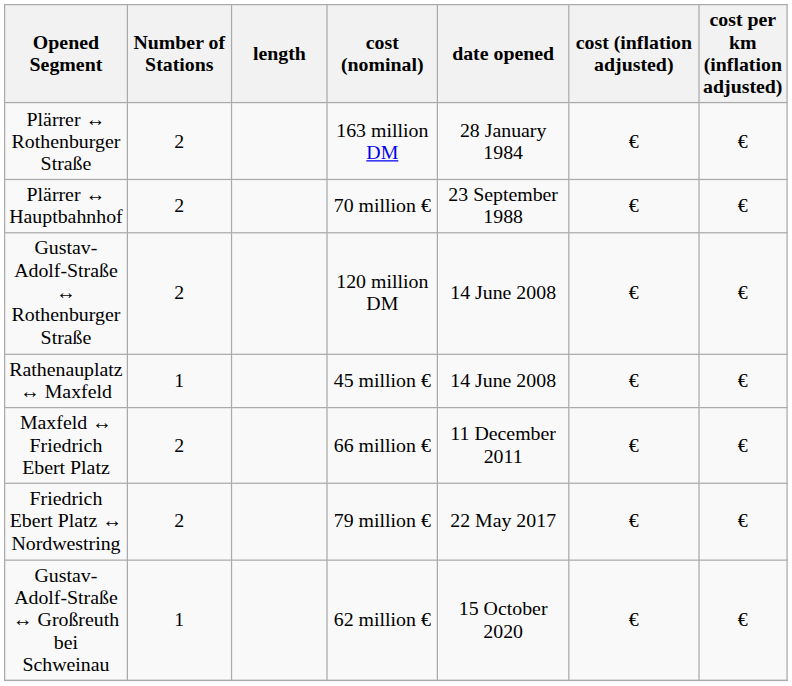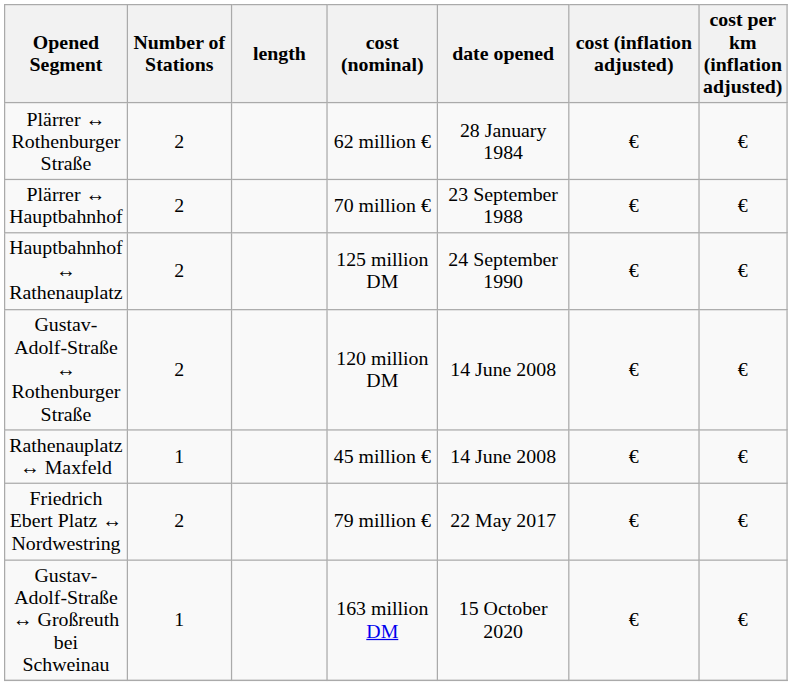(382, 140) 163 million DM -> (382, 140) 62 million €
+ row: (66, 270)
- row: (66, 445)
(382, 619) 62 million € -> (382, 619) 163 million DM
